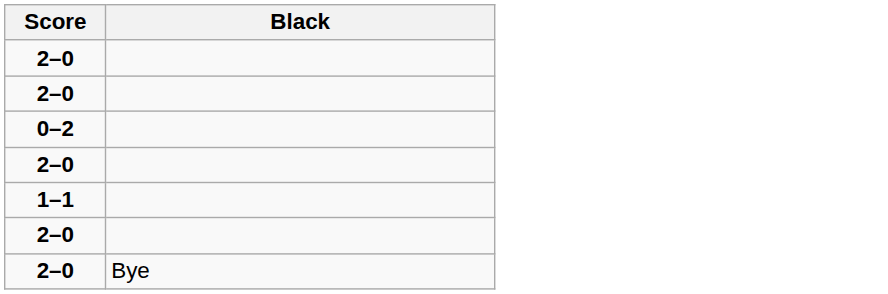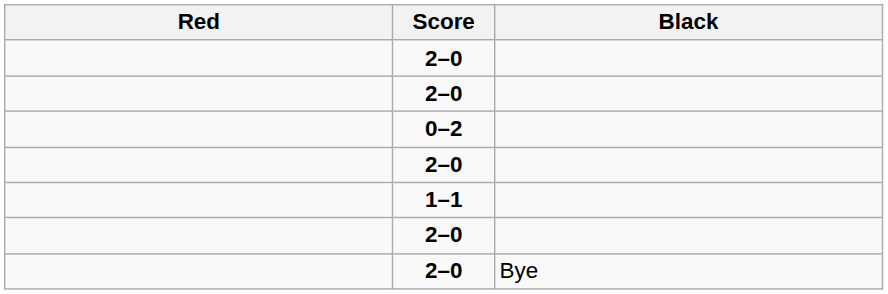+ column: (199, 22)
